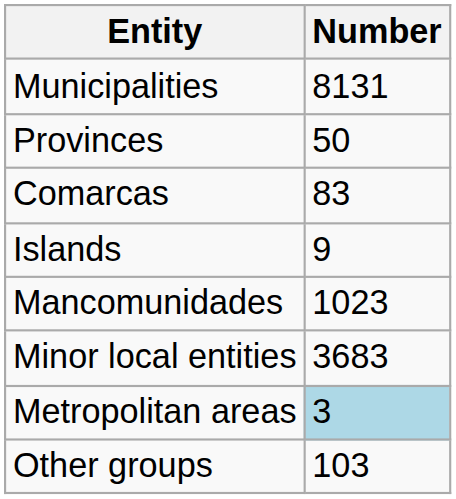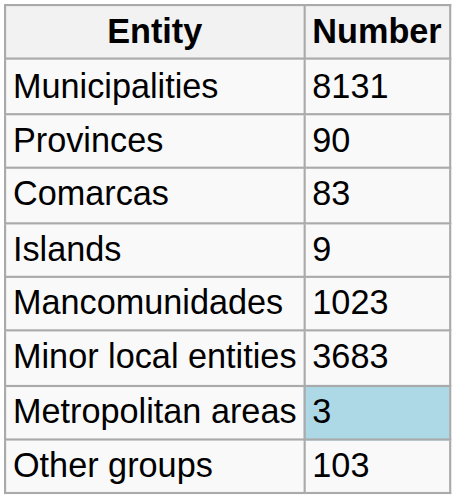(331, 140) 50 -> (331, 140) 90
